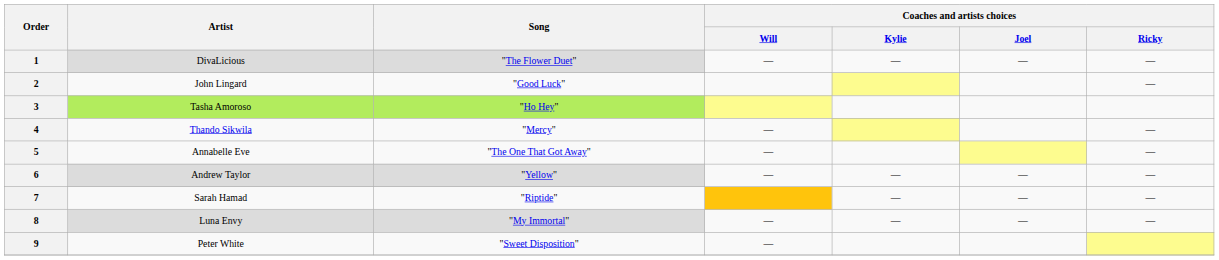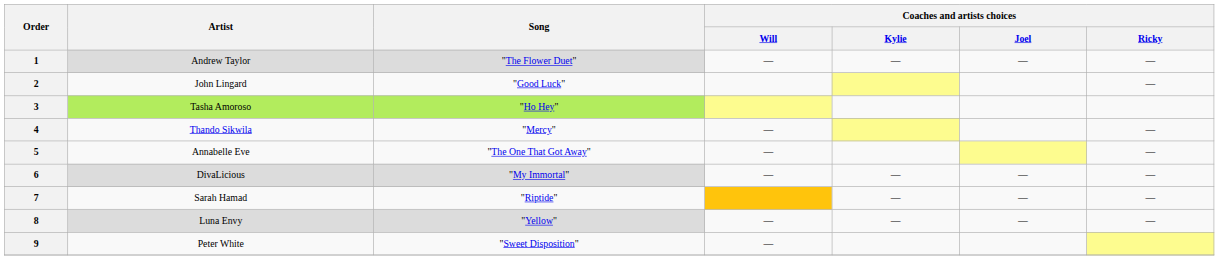(221, 61) DivaLicious -> (221, 61) Andrew Taylor
(221, 175) Andrew Taylor -> (221, 175) DivaLicious
(539, 175) "Yellow" -> (539, 175) "My Immortal"
(539, 221) "My Immortal" -> (539, 221) "Yellow"
